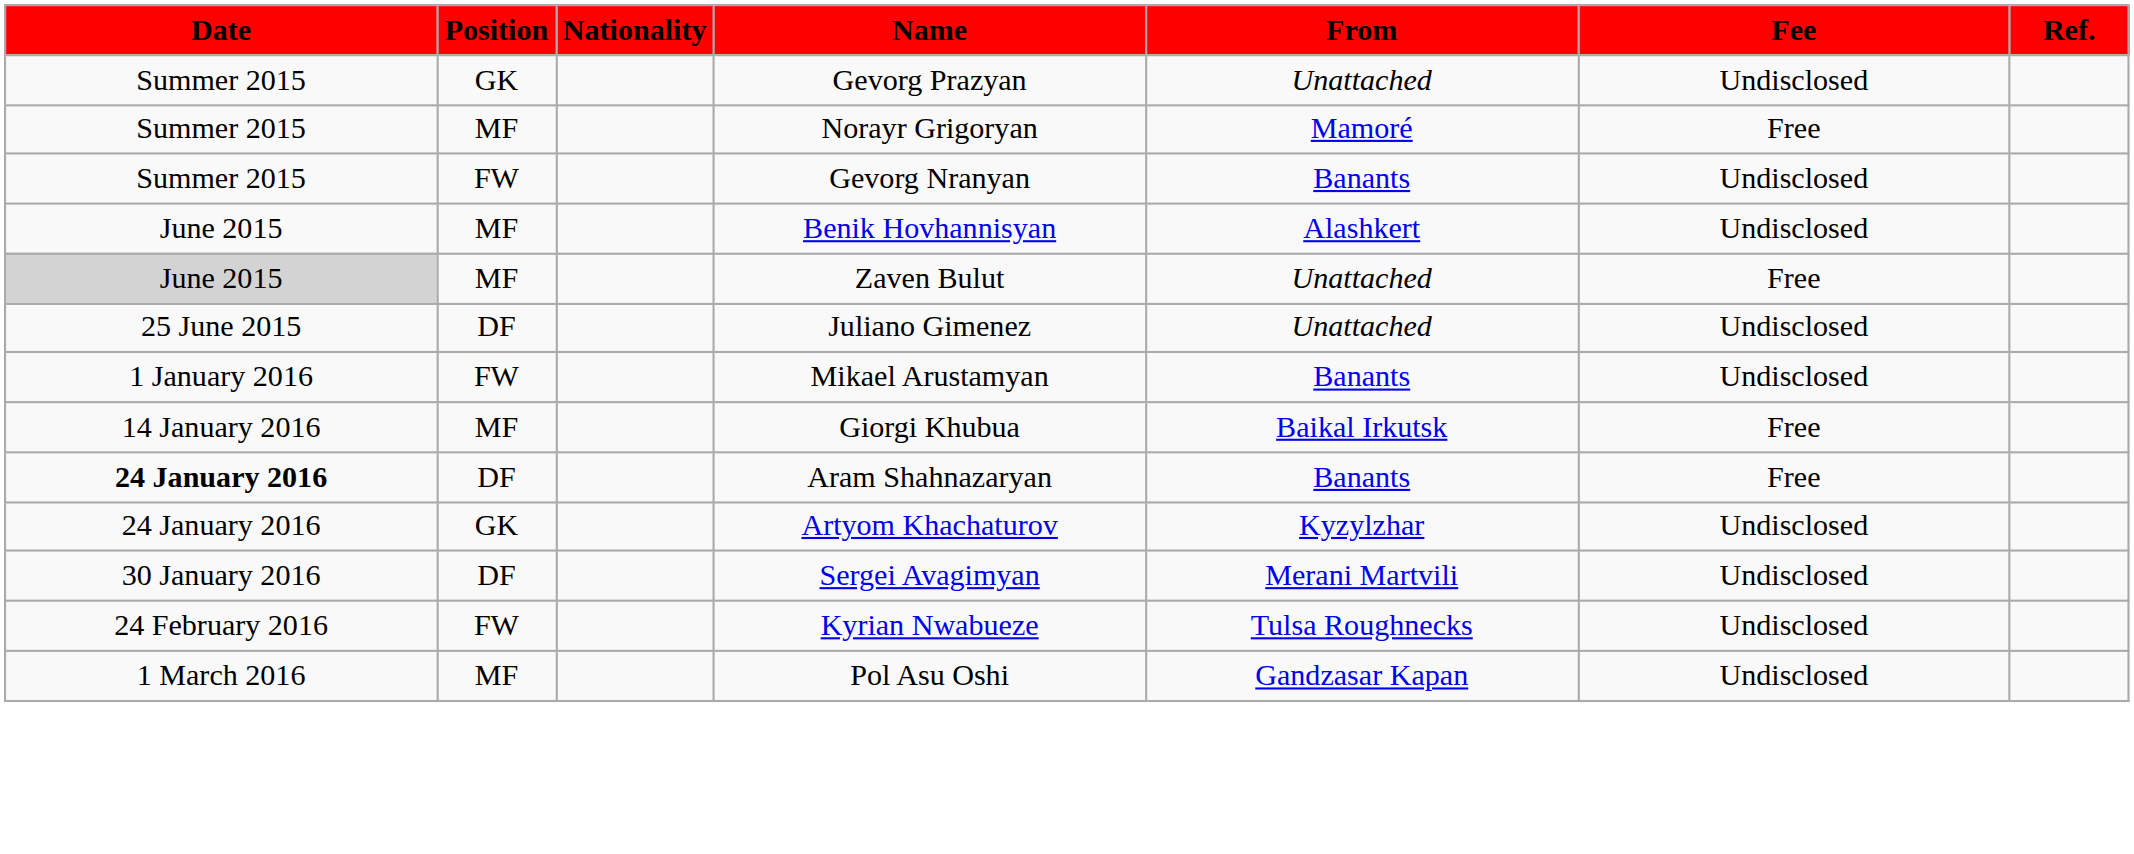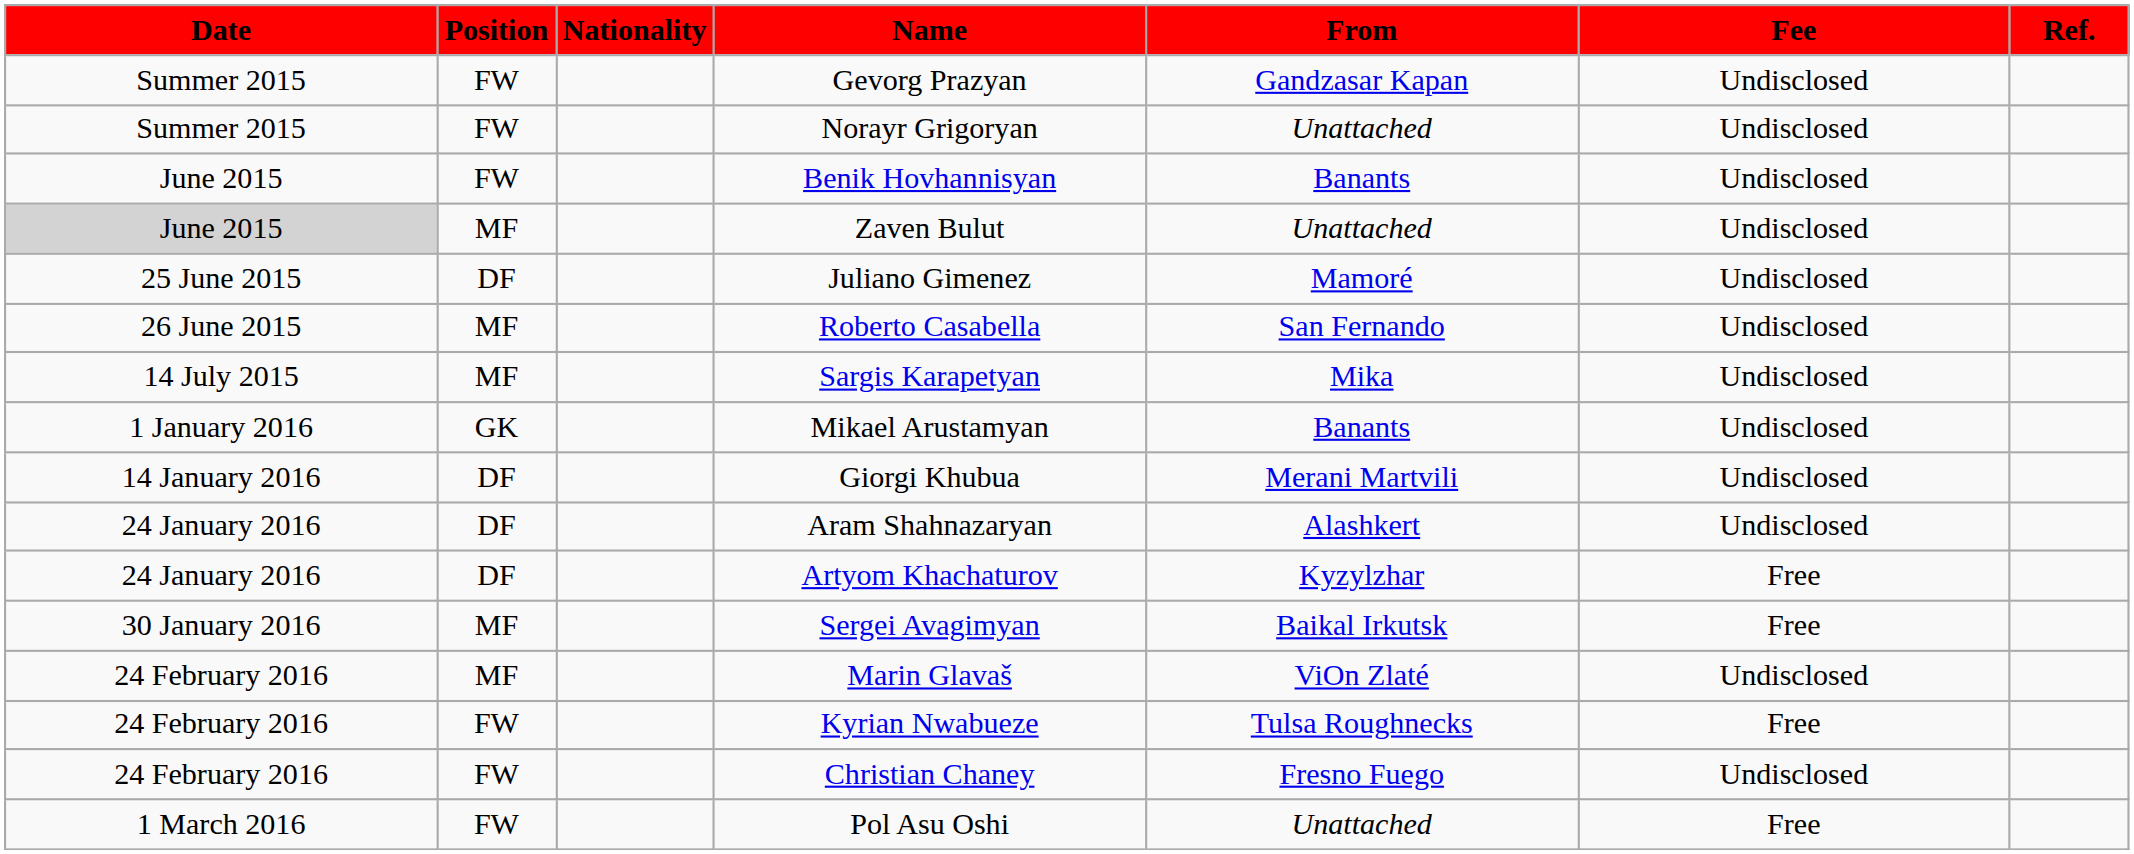(496, 79) GK -> (496, 79) FW
(1362, 79) Unattached -> (1362, 79) Gandzasar Kapan
(496, 128) MF -> (496, 128) FW
(1362, 128) Mamoré -> (1362, 128) Unattached
(1794, 128) Free -> (1794, 128) Undisclosed
- row: (930, 178)
(496, 228) MF -> (496, 178) FW
(1362, 228) Alashkert -> (1362, 178) Banants
(1794, 277) Free -> (1794, 228) Undisclosed
(1362, 327) Unattached -> (1362, 277) Mamoré
+ row: (930, 327)
+ row: (930, 377)
(496, 377) FW -> (496, 426) GK
(496, 426) MF -> (496, 476) DF
(1362, 426) Baikal Irkutsk -> (1362, 476) Merani Martvili
(1794, 426) Free -> (1794, 476) Undisclosed
(221, 476) bold -> (221, 526) normal
(1362, 476) Banants -> (1362, 526) Alashkert
(1794, 476) Free -> (1794, 526) Undisclosed
(496, 526) GK -> (496, 575) DF
(1794, 526) Undisclosed -> (1794, 575) Free
(496, 575) DF -> (496, 625) MF
(1362, 575) Merani Martvili -> (1362, 625) Baikal Irkutsk
(1794, 575) Undisclosed -> (1794, 625) Free
+ row: (930, 674)
(1794, 625) Undisclosed -> (1794, 724) Free
+ row: (930, 774)
(496, 674) MF -> (496, 823) FW
(1362, 674) Gandzasar Kapan -> (1362, 823) Unattached
(1794, 674) Undisclosed -> (1794, 823) Free
